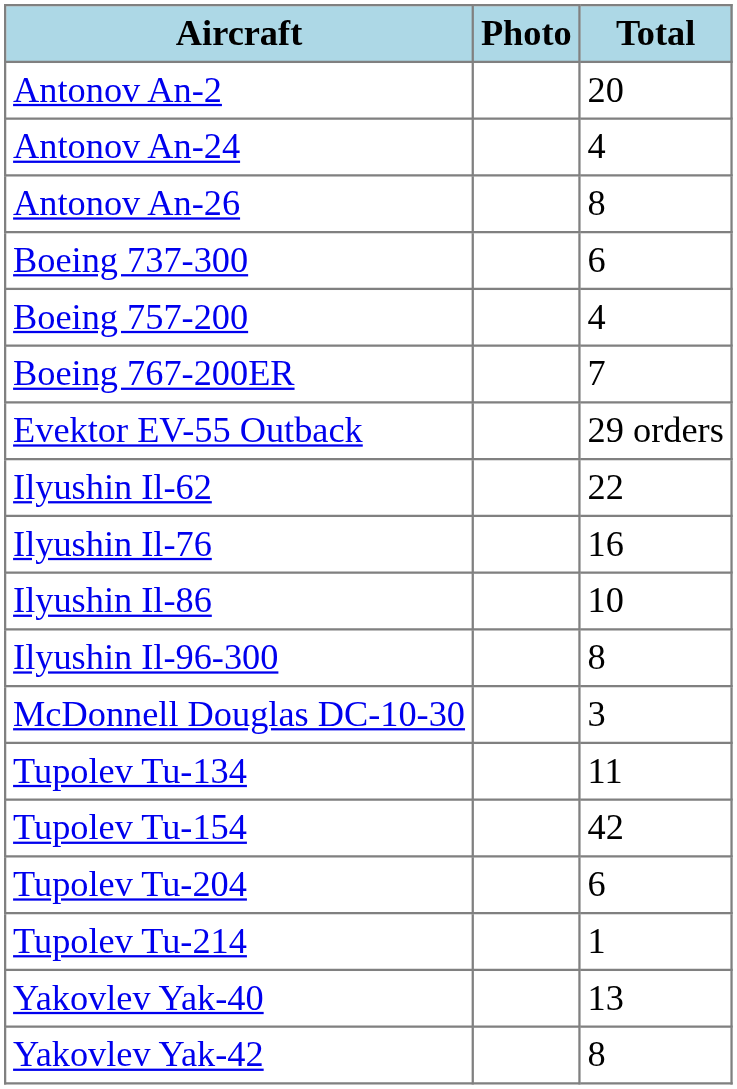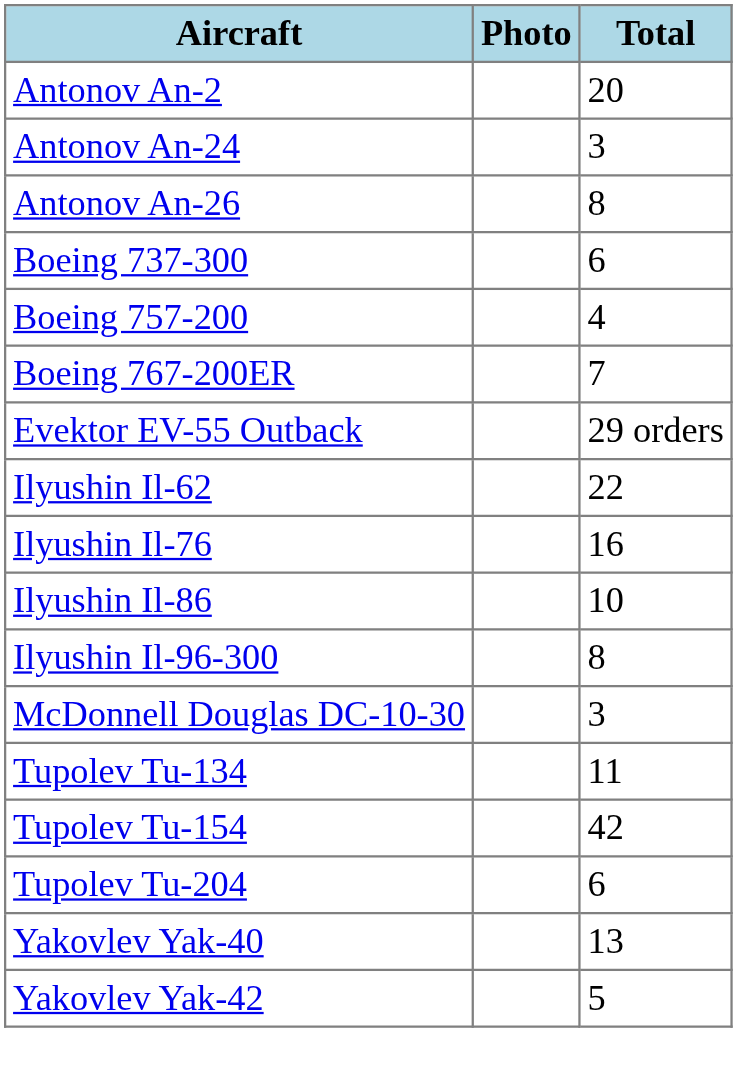(597, 146) 4 -> (597, 146) 3
- row: (130, 940)
(597, 1054) 8 -> (597, 997) 5
